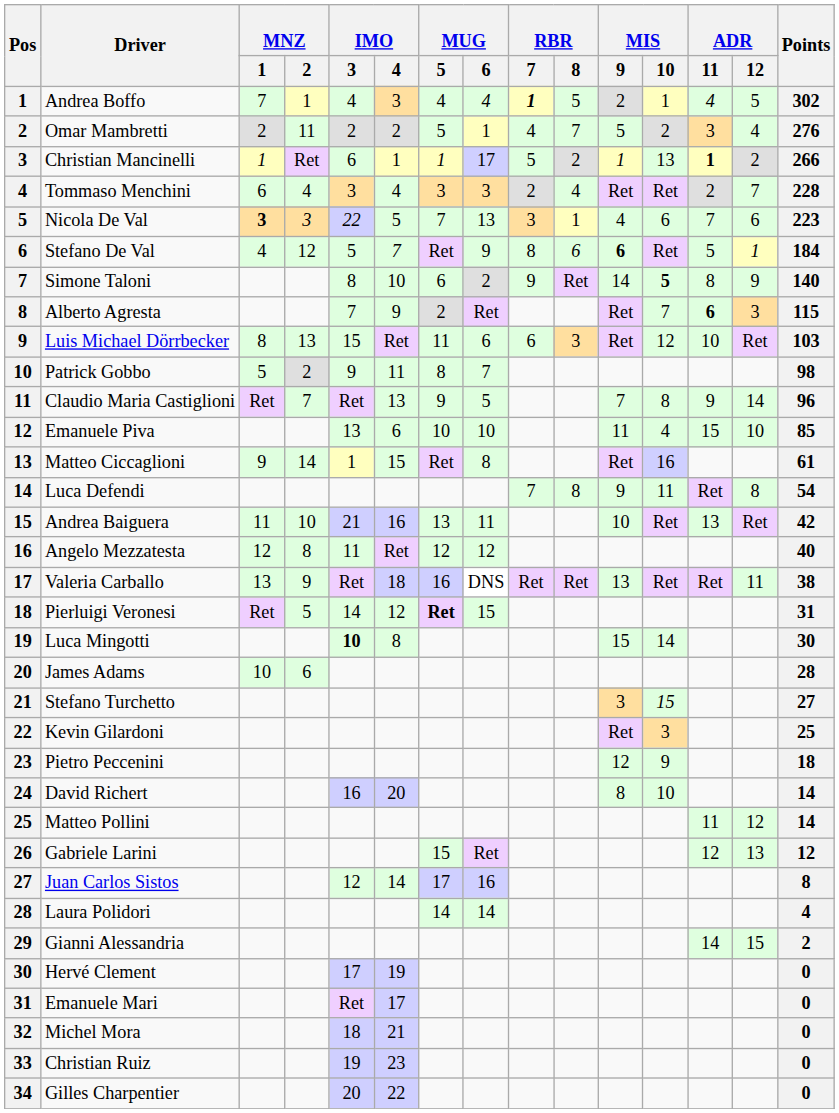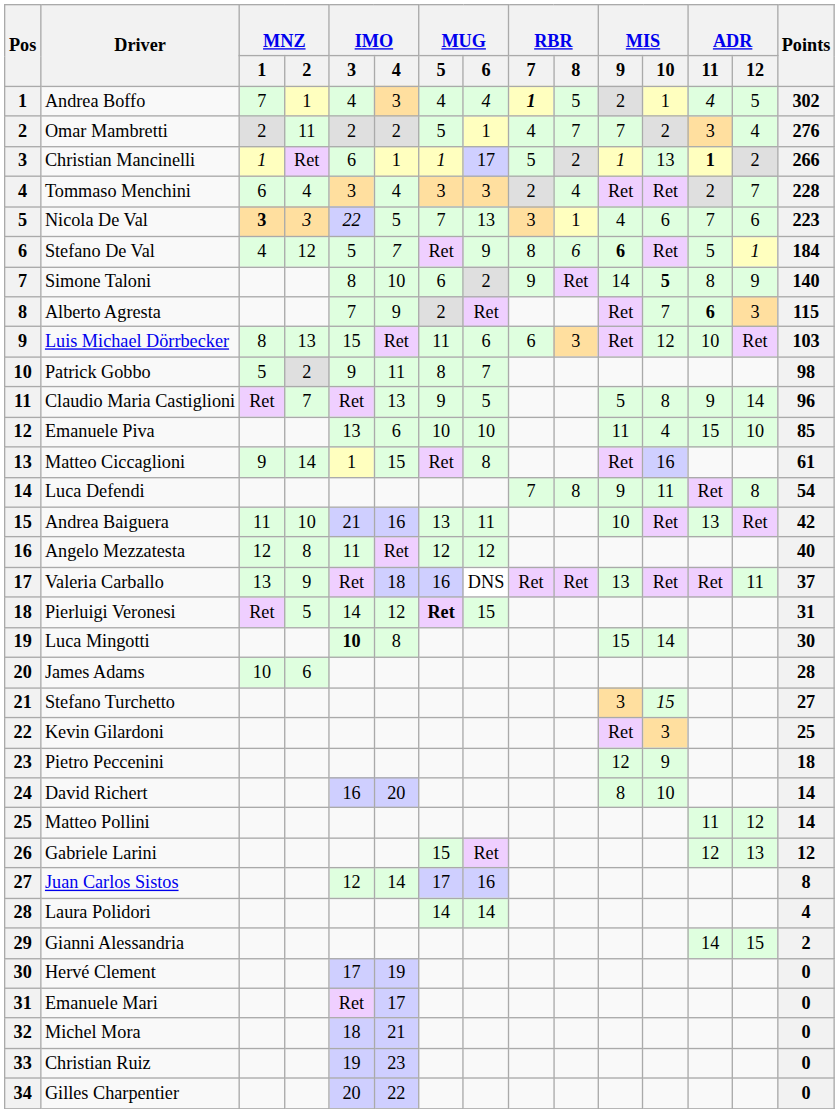(621, 130) 5 -> (621, 130) 7
(621, 401) 7 -> (621, 401) 5
(806, 581) 38 -> (806, 581) 37
